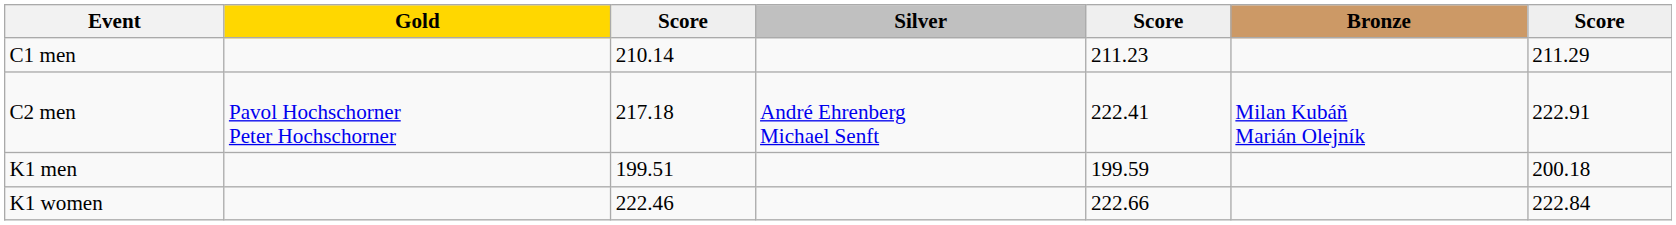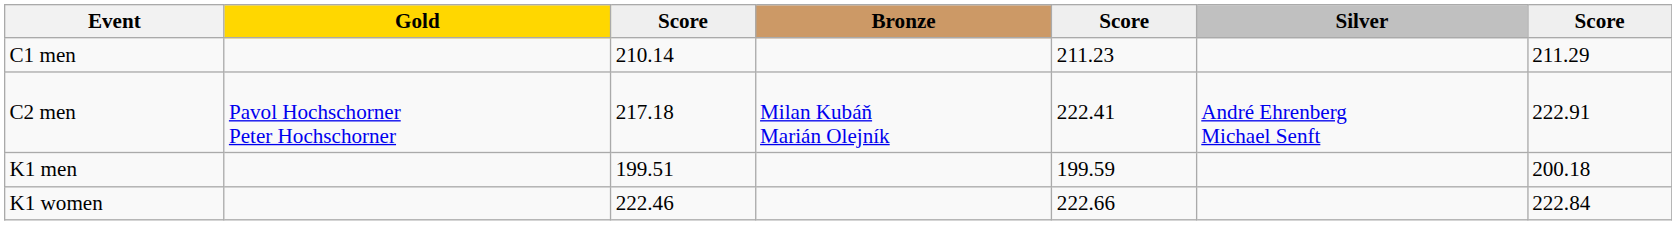columns swapped: (921, 21) <-> (1379, 21)
